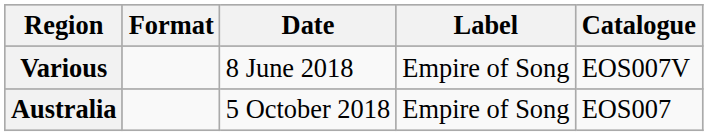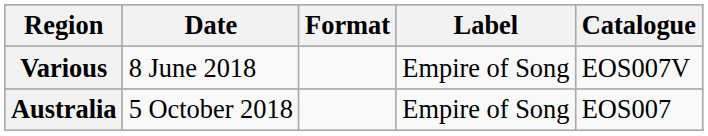columns swapped: (308, 25) <-> (171, 25)
